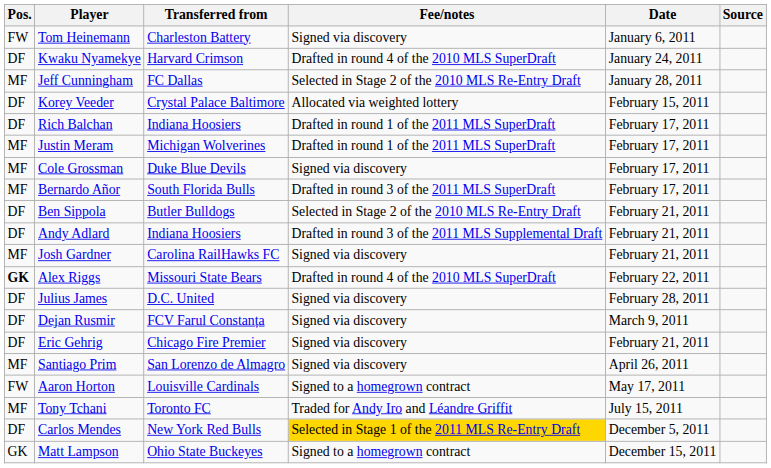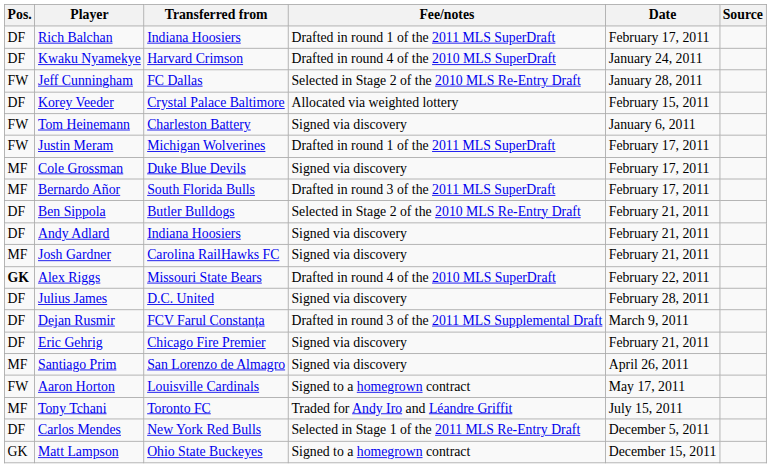rows swapped: (84, 37) <-> (75, 124)
(18, 80) MF -> (18, 80) FW
(18, 146) MF -> (18, 146) FW
(447, 233) Drafted in round 3 of the 2011 MLS Supplemental Draft -> (349, 233) Signed via discovery
(349, 320) Signed via discovery -> (447, 320) Drafted in round 3 of the 2011 MLS Supplemental Draft
(436, 430) gold background -> (436, 430) no background
